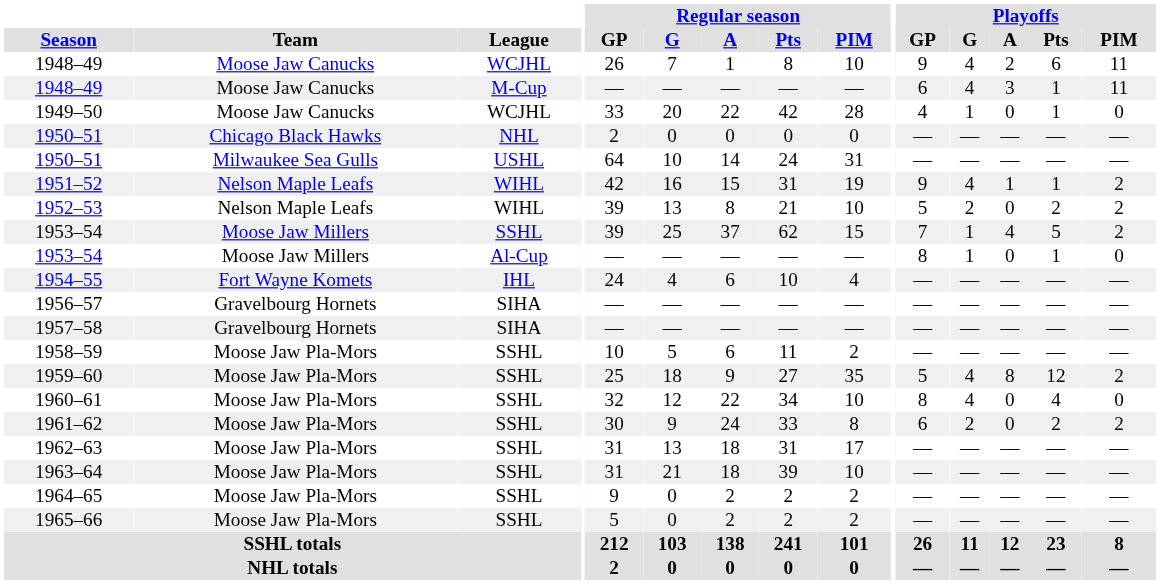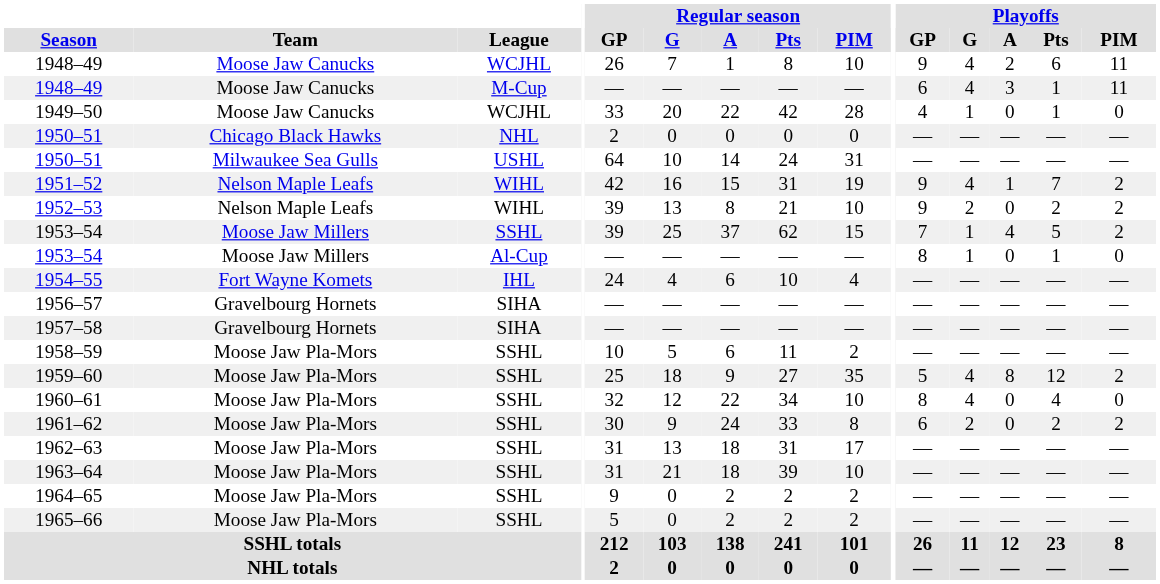(1056, 183) 1 -> (1056, 183) 7
(923, 207) 5 -> (923, 207) 9
